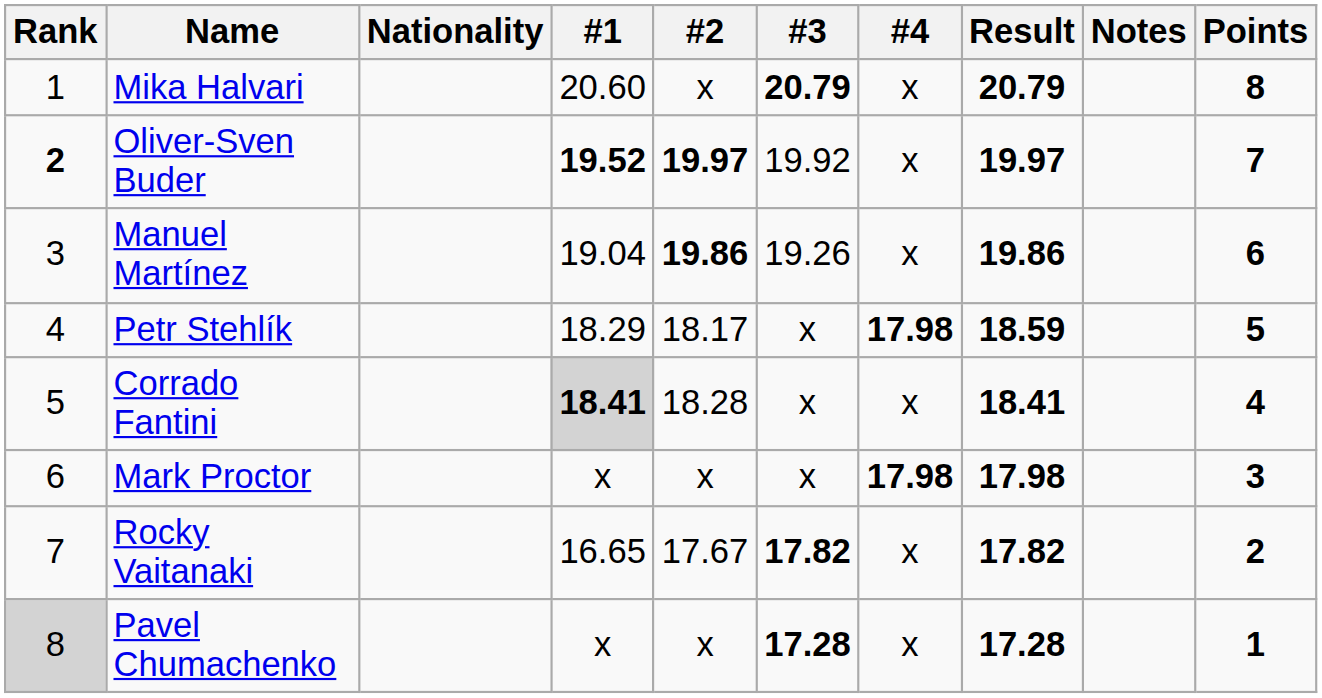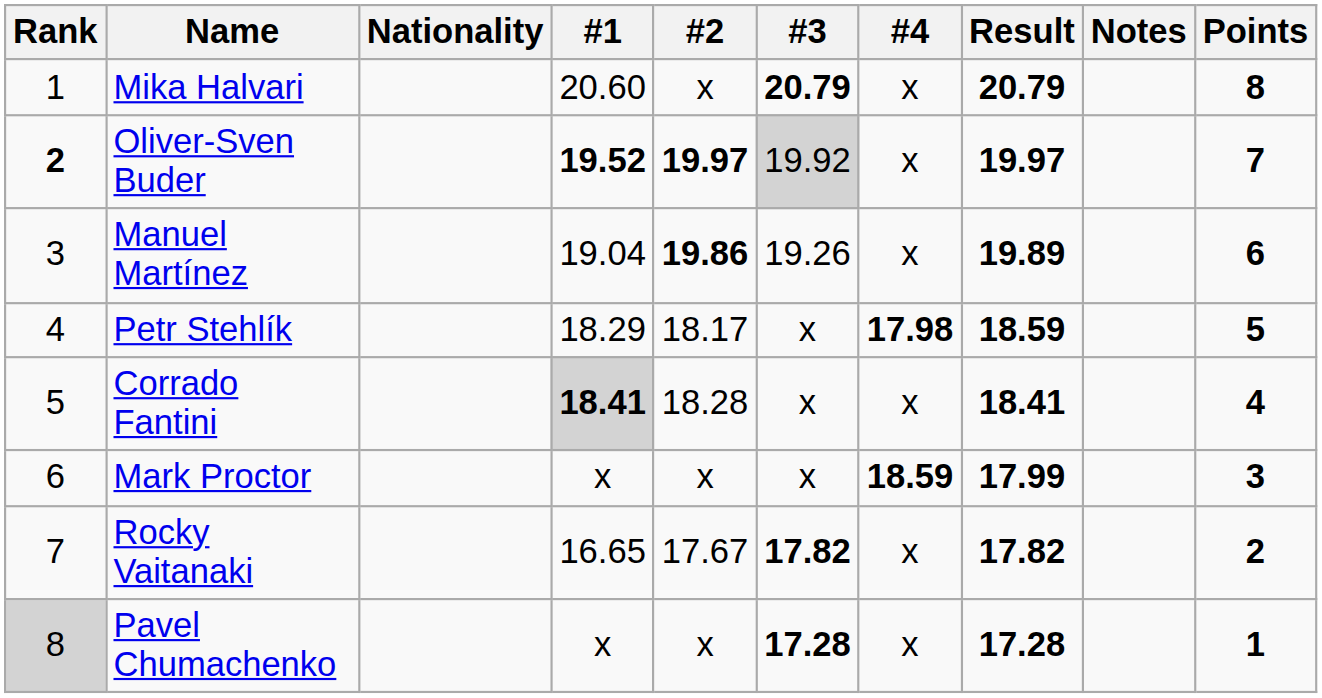(808, 160) no background -> (808, 160) lightgrey background
(1022, 254) 19.86 -> (1022, 254) 19.89
(910, 477) 17.98 -> (910, 477) 18.59
(1022, 477) 17.98 -> (1022, 477) 17.99
